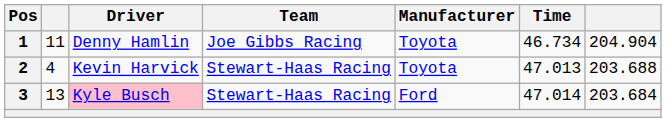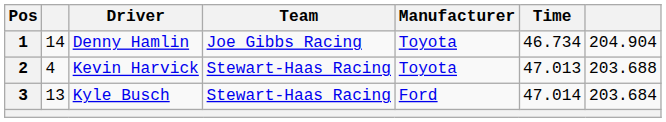(55, 44) 11 -> (55, 44) 14
(121, 96) pink background -> (121, 96) no background
